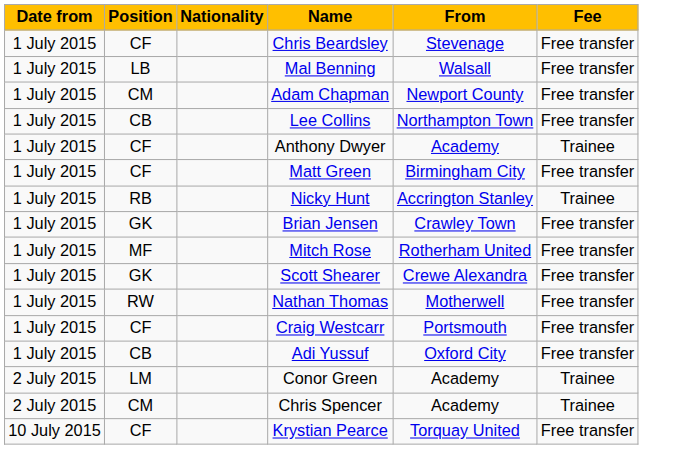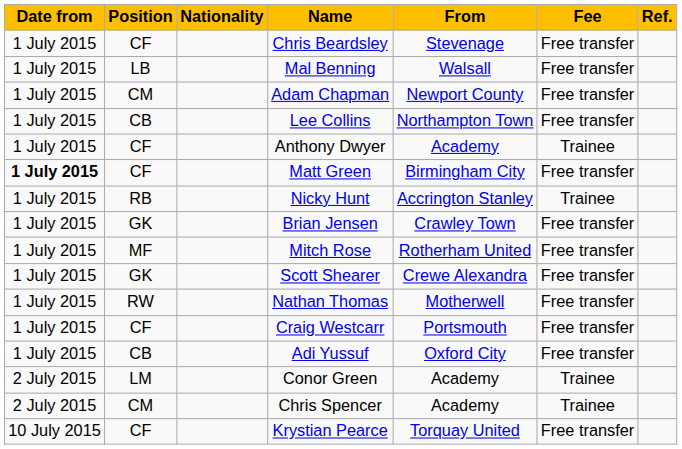+ column: (657, 17)
(55, 172) normal -> (55, 172) bold
